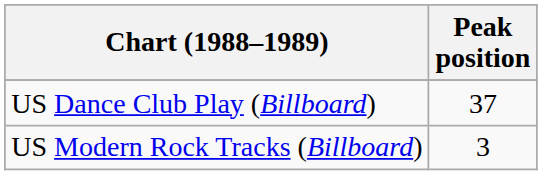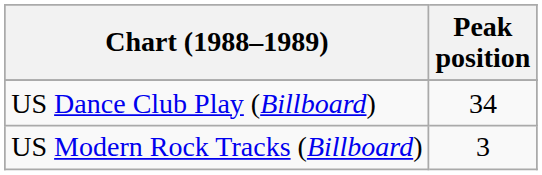(483, 102) 37 -> (483, 102) 34
